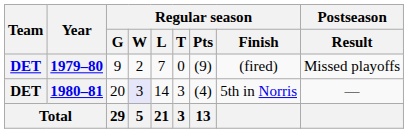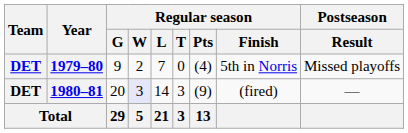(203, 66) (9) -> (203, 66) (4)
(259, 66) (fired) -> (259, 66) 5th in Norris
(203, 91) (4) -> (203, 91) (9)
(259, 91) 5th in Norris -> (259, 91) (fired)
